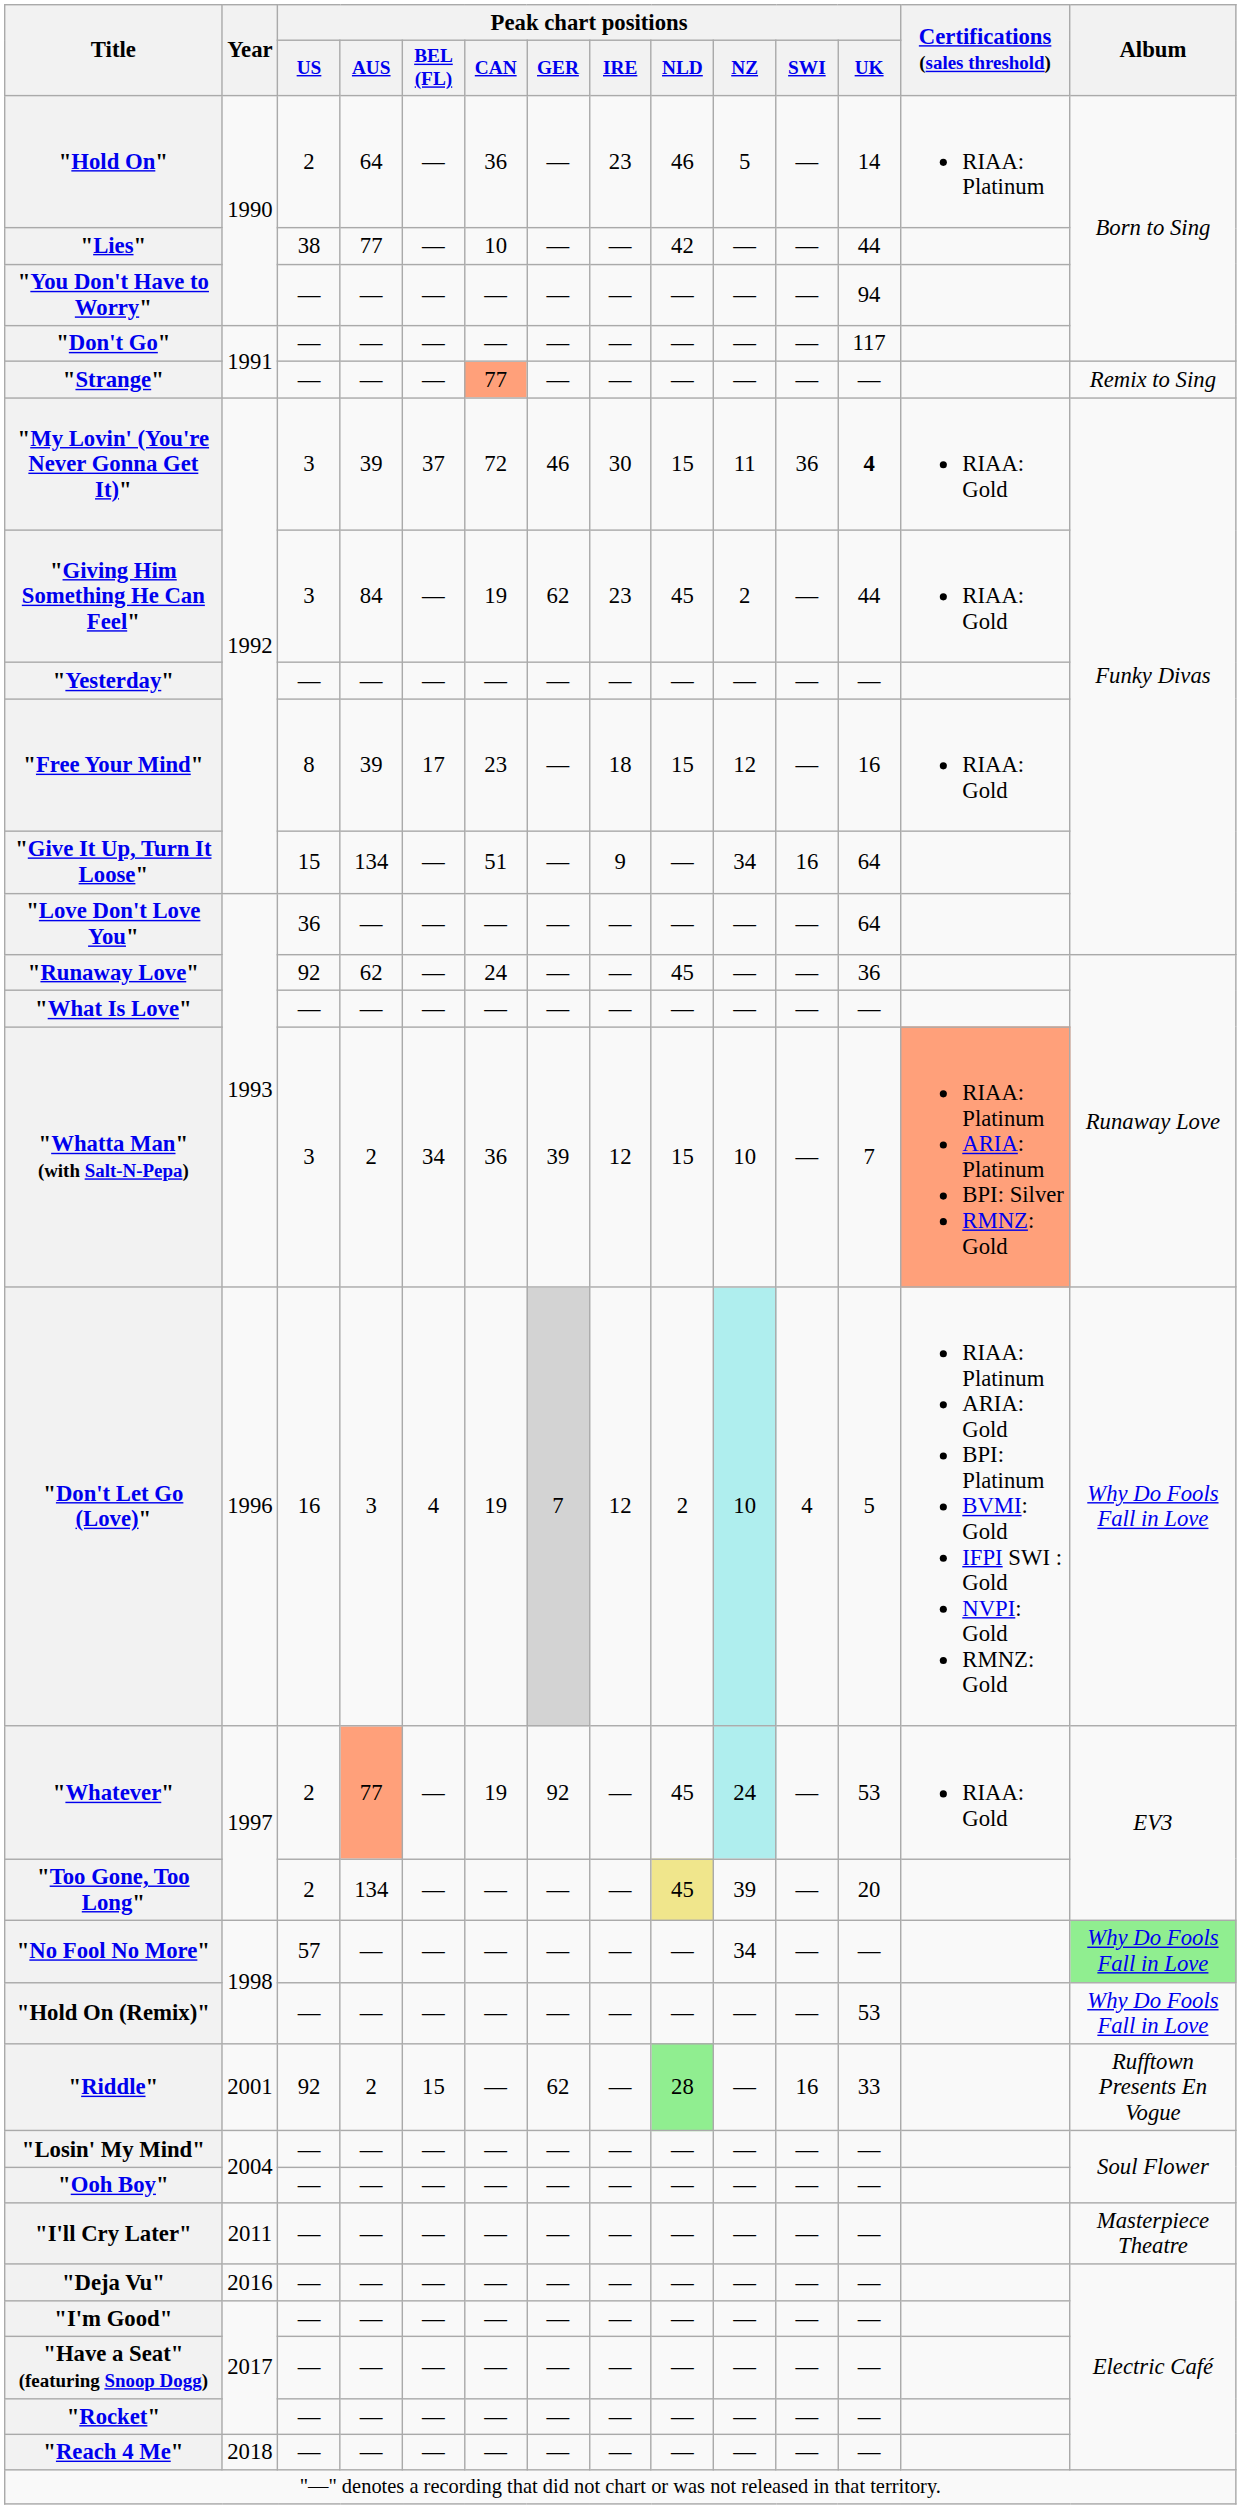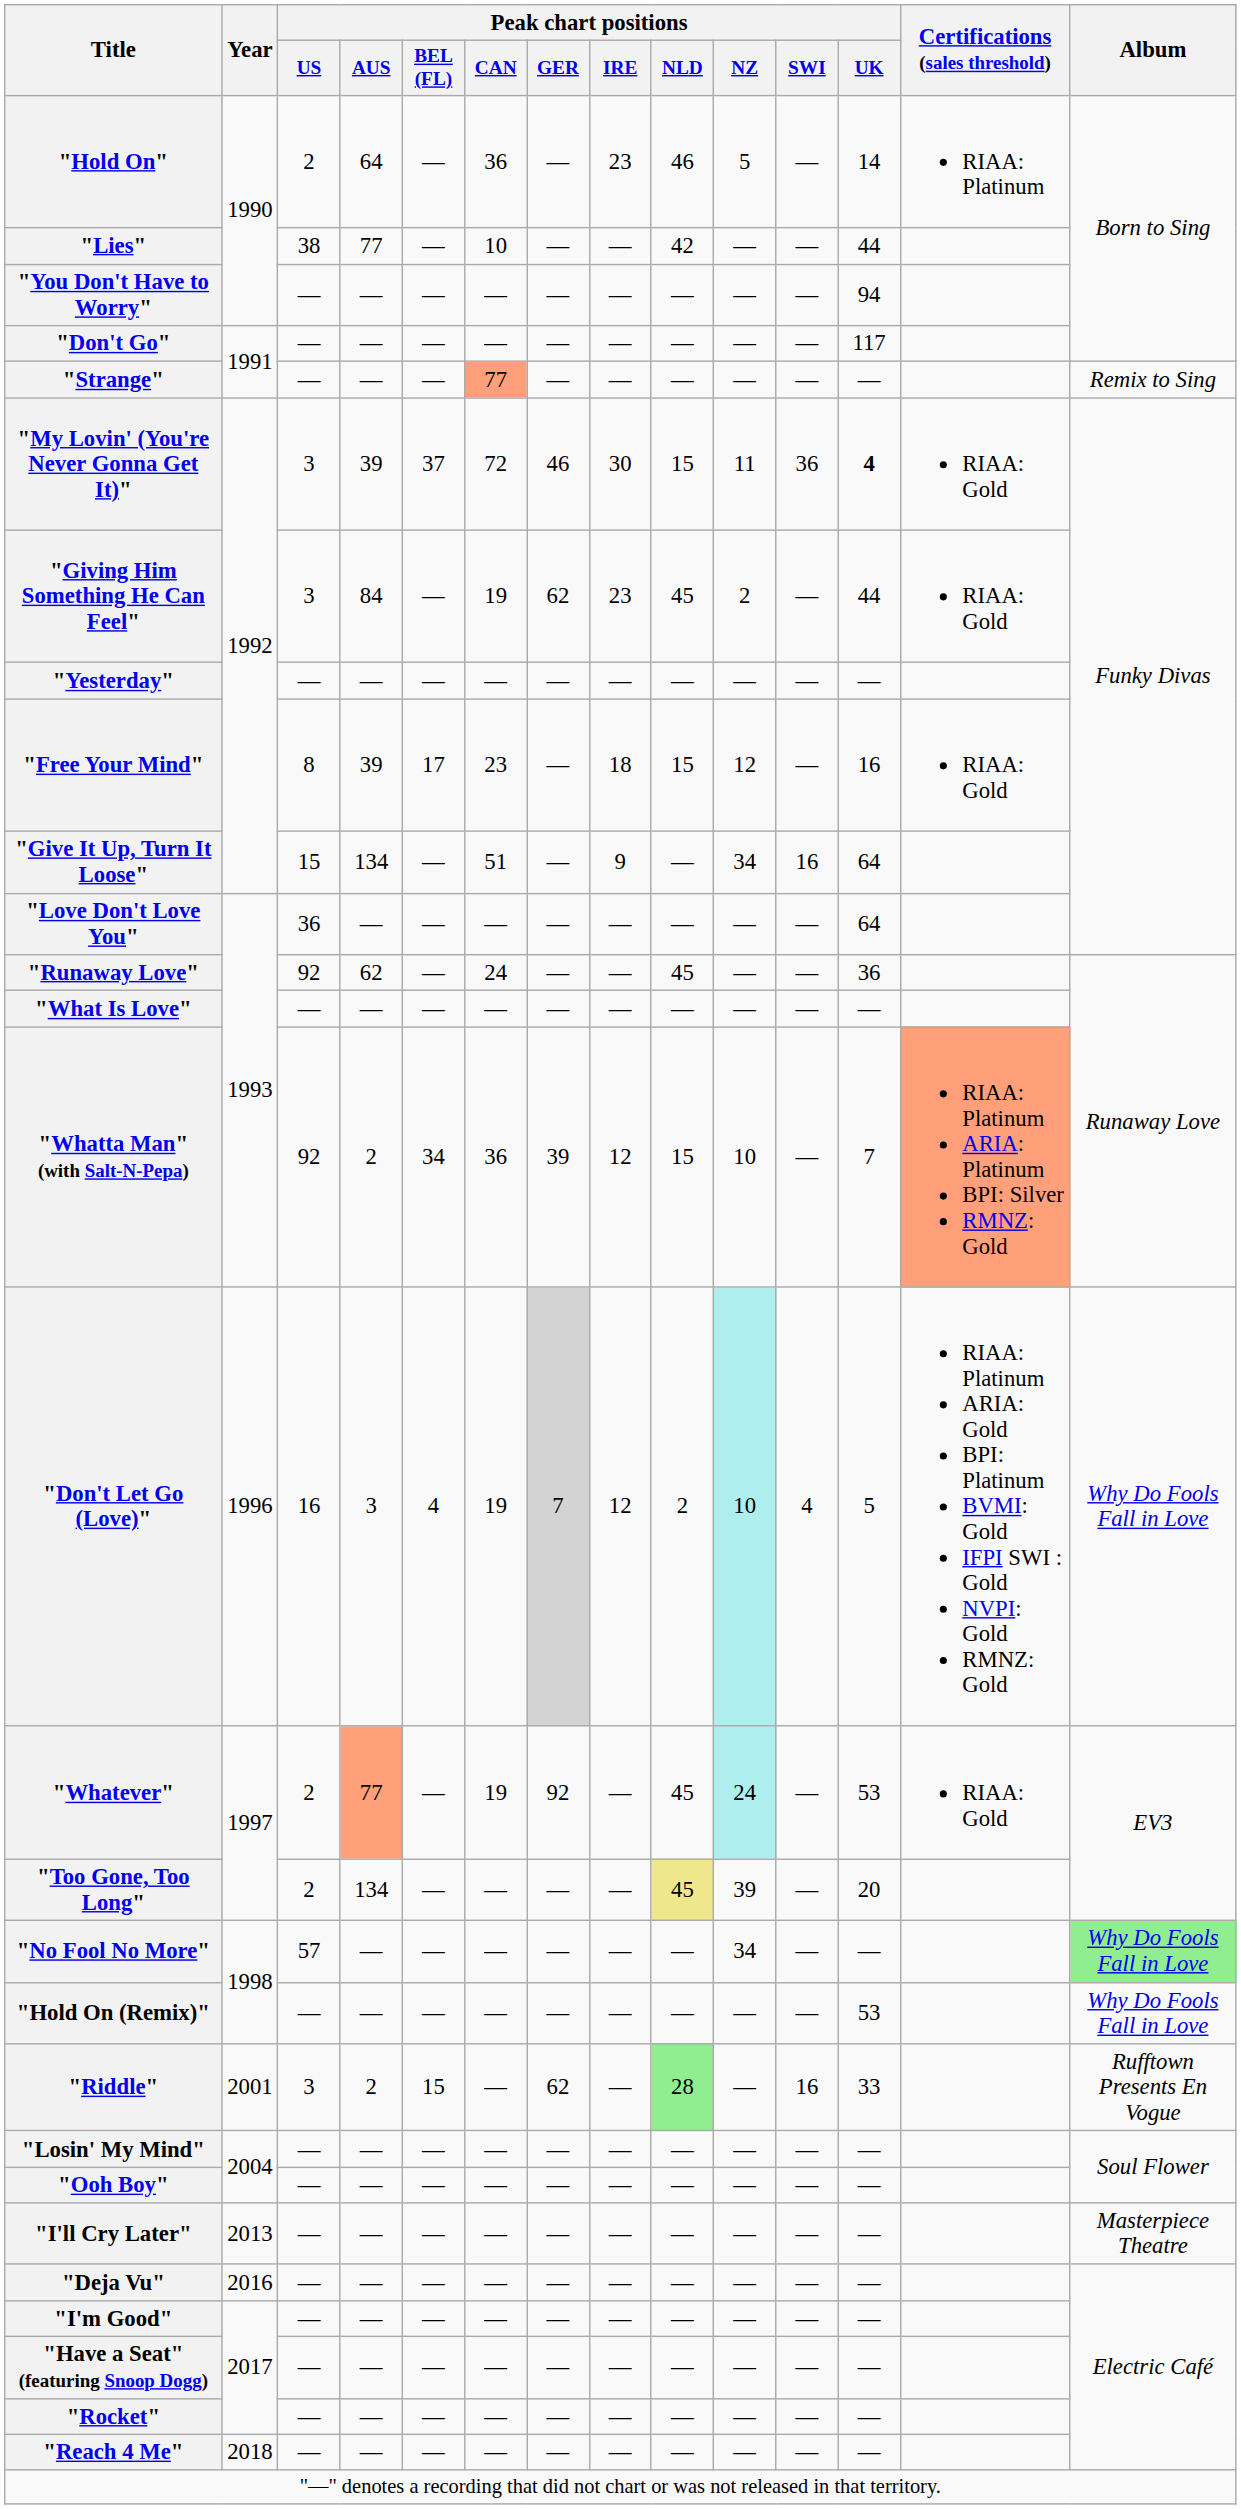(309, 1156) 3 -> (309, 1156) 92
(309, 2087) 92 -> (309, 2087) 3
(250, 2233) 2011 -> (250, 2233) 2013
